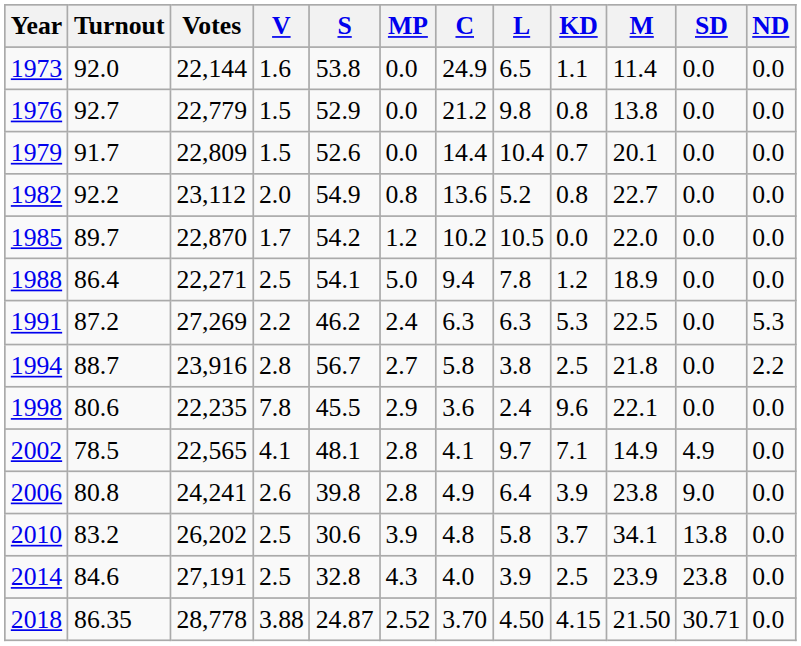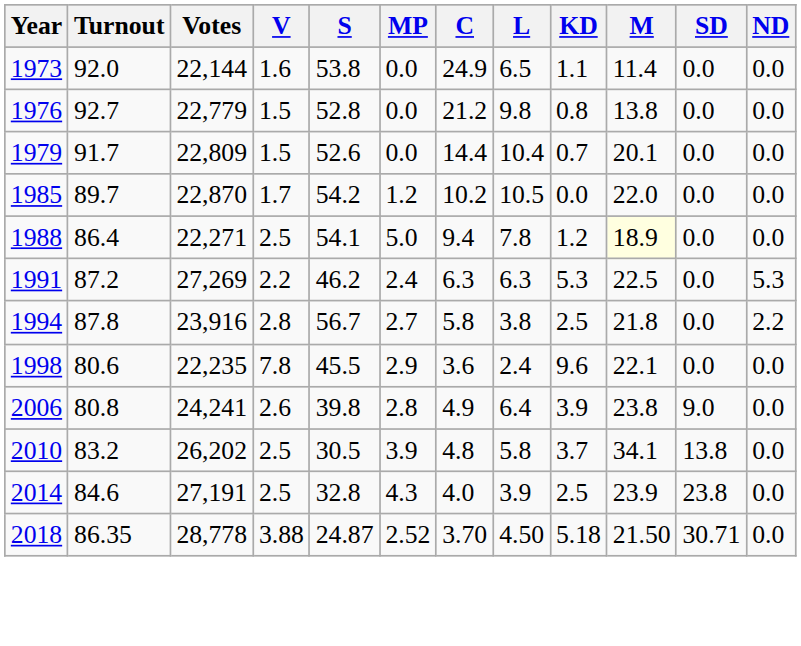(338, 110) 52.9 -> (338, 110) 52.8
- row: (36, 195)
(635, 279) no background -> (635, 237) lightyellow background
(97, 364) 88.7 -> (97, 322) 87.8
- row: (36, 449)
(338, 534) 30.6 -> (338, 449) 30.5
(578, 618) 4.15 -> (578, 534) 5.18
